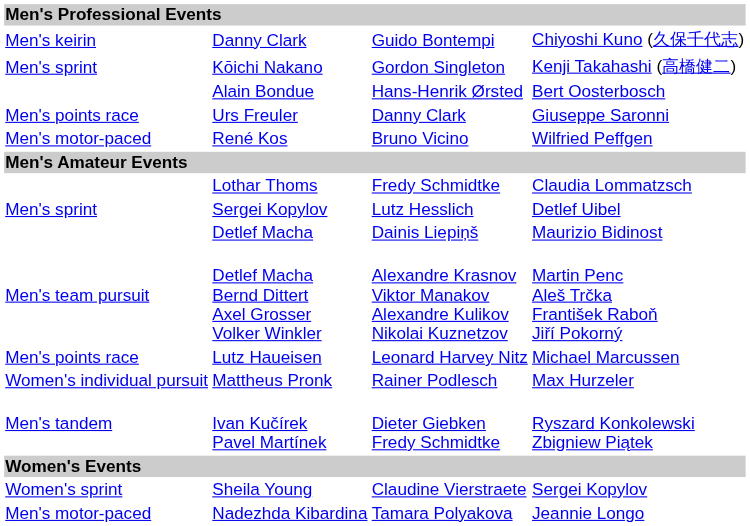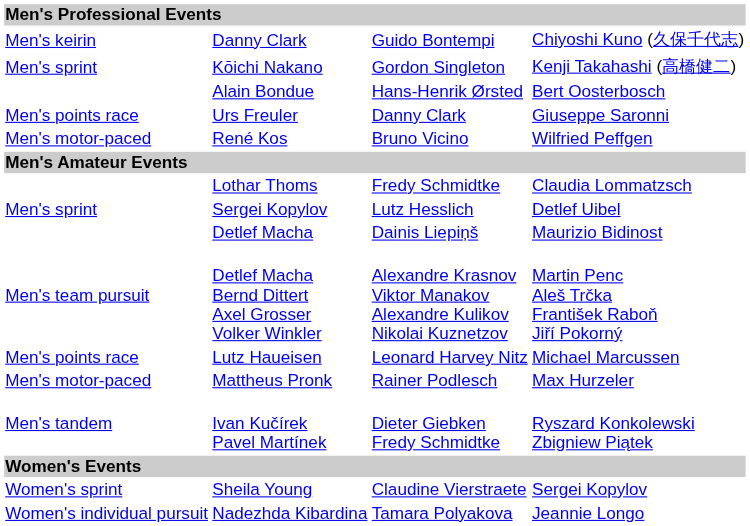(107, 380) Women's individual pursuit -> (78, 380) Men's motor-paced
(78, 513) Men's motor-paced -> (107, 513) Women's individual pursuit
